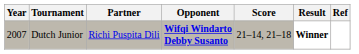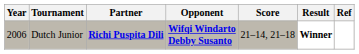(17, 35) 2007 -> (17, 35) 2006
(124, 35) normal -> (126, 35) bold
